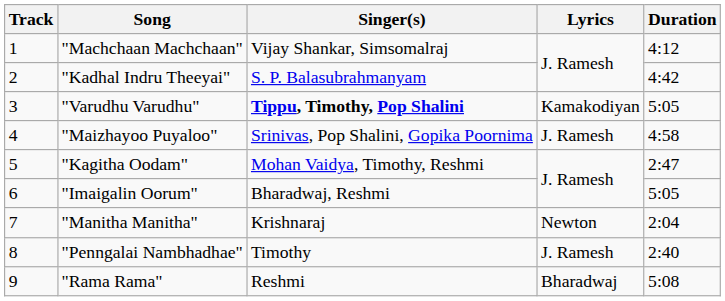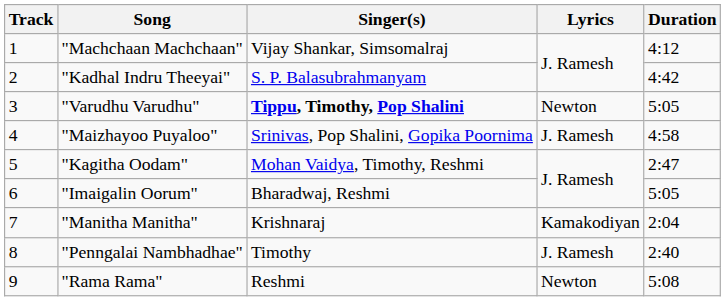(590, 106) Kamakodiyan -> (569, 106) Newton
(569, 222) Newton -> (590, 222) Kamakodiyan
(579, 280) Bharadwaj -> (569, 280) Newton
